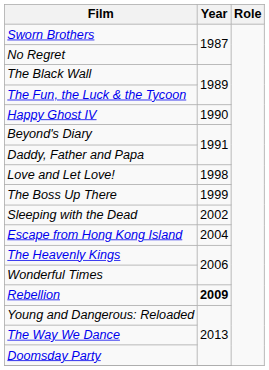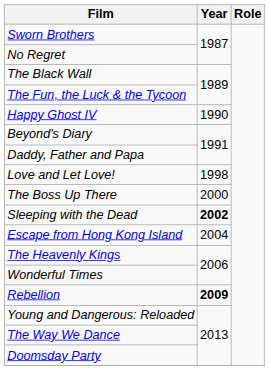(214, 194) 1999 -> (214, 194) 2000
(214, 214) normal -> (214, 214) bold
